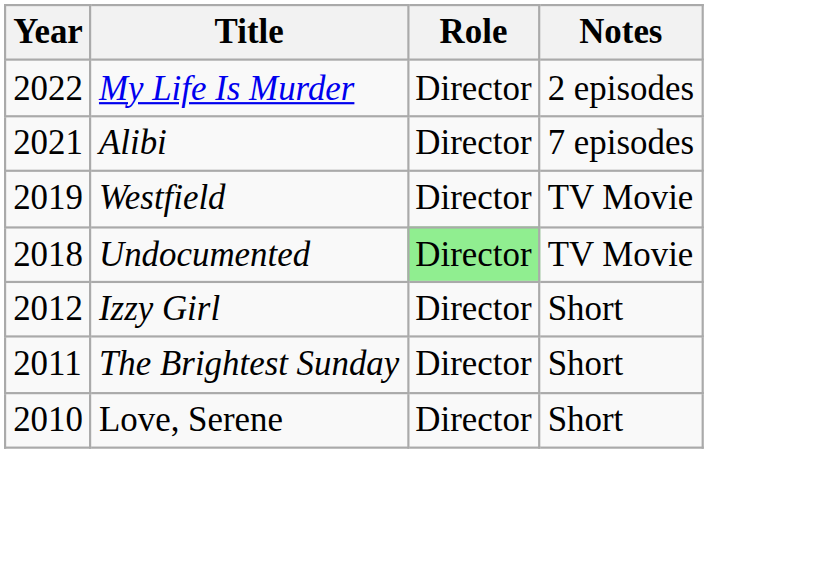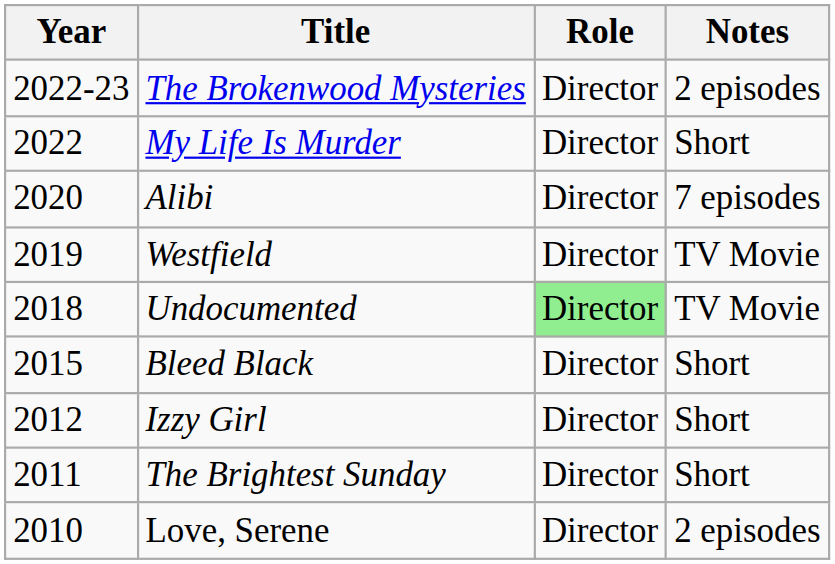+ row: (336, 87)
(621, 87) 2 episodes -> (712, 142) Short
(48, 142) 2021 -> (48, 198) 2020
+ row: (229, 364)
(585, 419) Short -> (747, 530) 2 episodes
